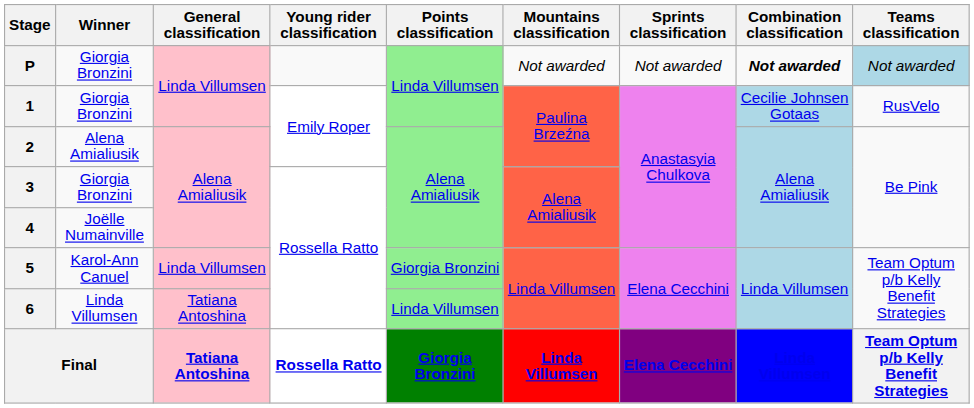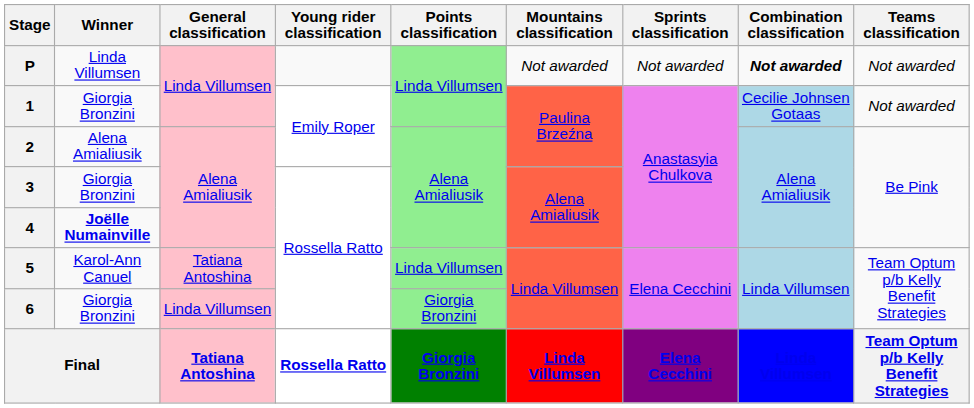(104, 65) Giorgia Bronzini -> (107, 65) Linda Villumsen
(911, 65) lightblue background -> (912, 65) no background
(911, 106) RusVelo -> (912, 106) Not awarded
(104, 227) normal -> (107, 227) bold
(212, 268) Linda Villumsen -> (217, 268) Tatiana Antoshina
(445, 268) Giorgia Bronzini -> (449, 268) Linda Villumsen
(104, 308) Linda Villumsen -> (107, 308) Giorgia Bronzini
(212, 308) Tatiana Antoshina -> (217, 308) Linda Villumsen
(445, 308) Linda Villumsen -> (449, 308) Giorgia Bronzini
